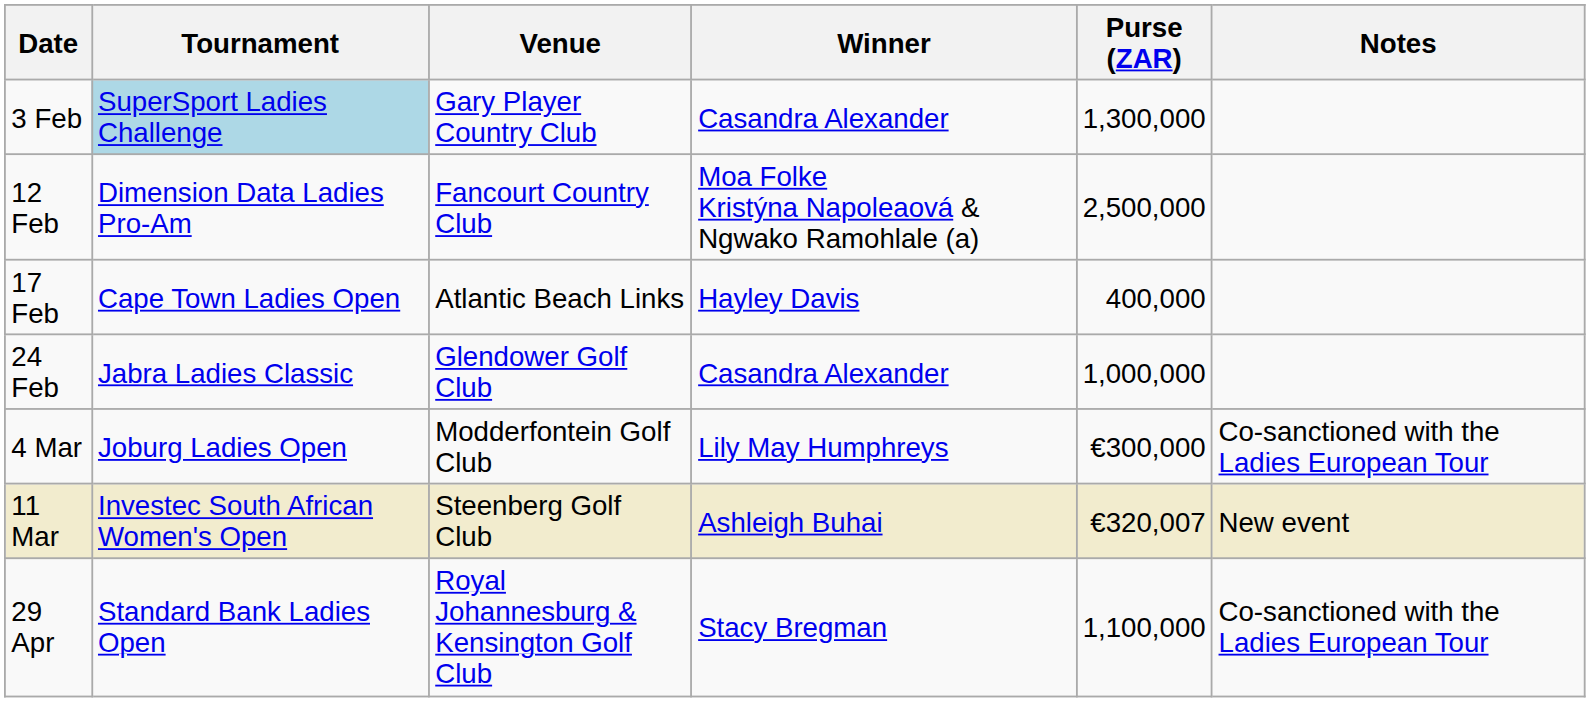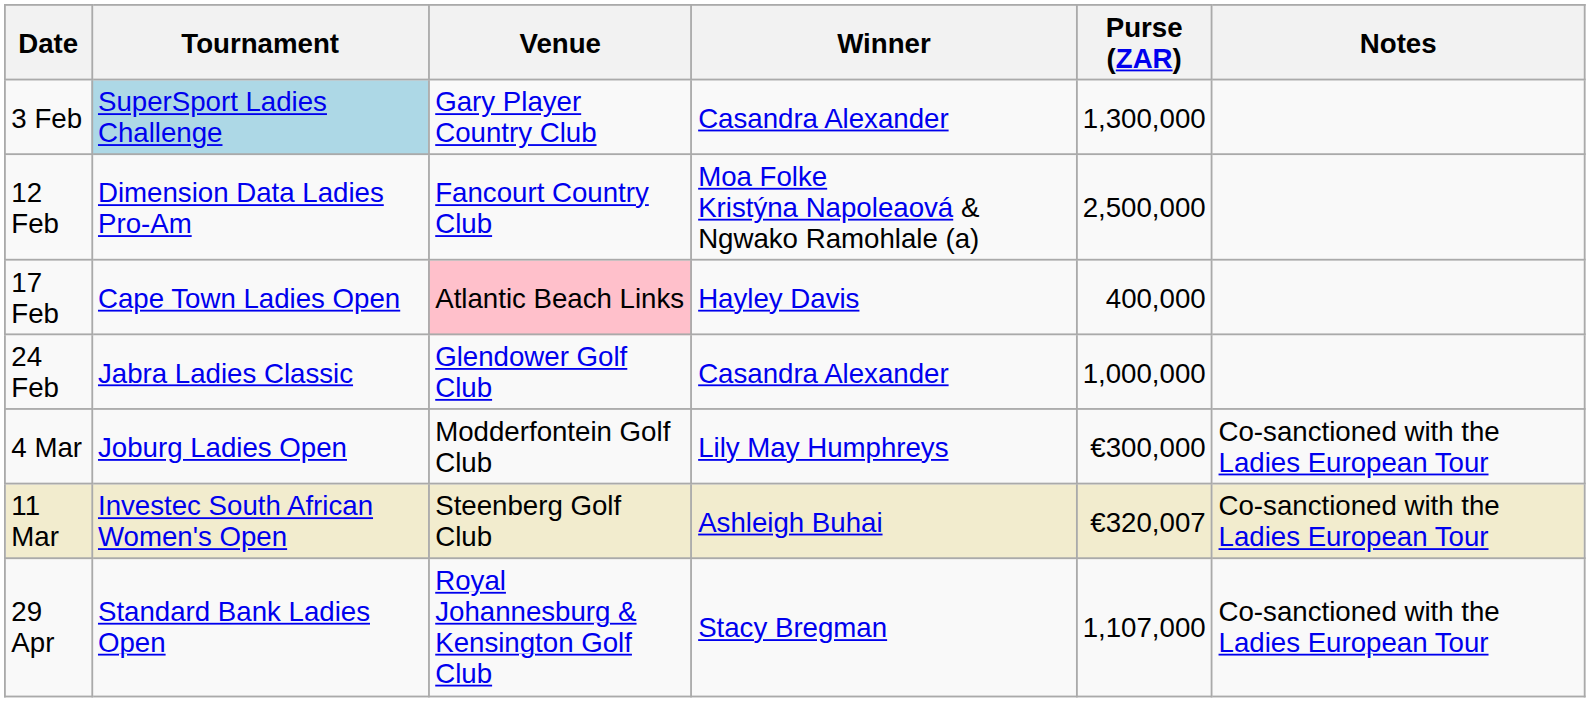(560, 298) no background -> (560, 298) pink background
(1284, 522) New event -> (1359, 522) Co-sanctioned with the Ladies European Tour
(1144, 627) 1,100,000 -> (1144, 627) 1,107,000
